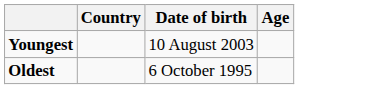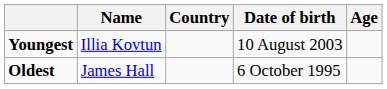+ column: (121, 17)
